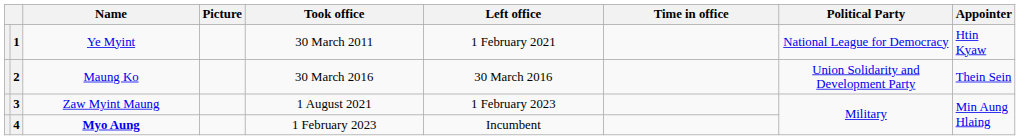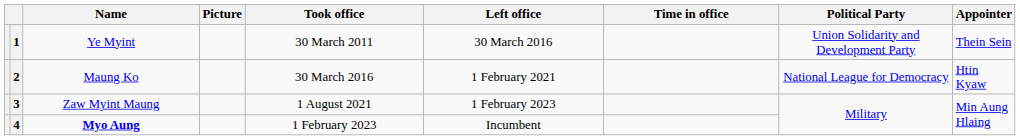(513, 42) 1 February 2021 -> (513, 42) 30 March 2016
(866, 42) National League for Democracy -> (866, 42) Union Solidarity and Development Party
(971, 42) Htin Kyaw -> (984, 42) Thein Sein
(513, 76) 30 March 2016 -> (513, 76) 1 February 2021
(866, 76) Union Solidarity and Development Party -> (866, 76) National League for Democracy
(984, 76) Thein Sein -> (971, 76) Htin Kyaw
